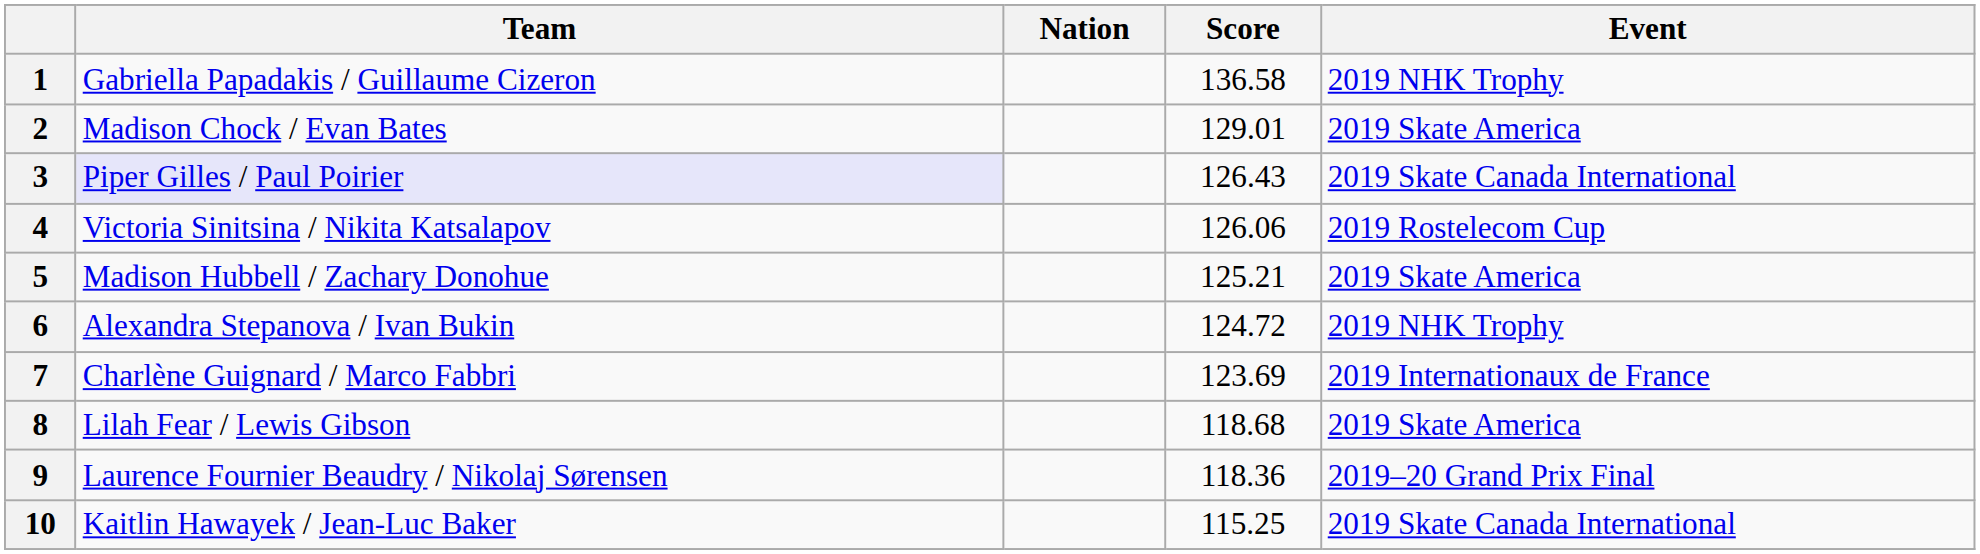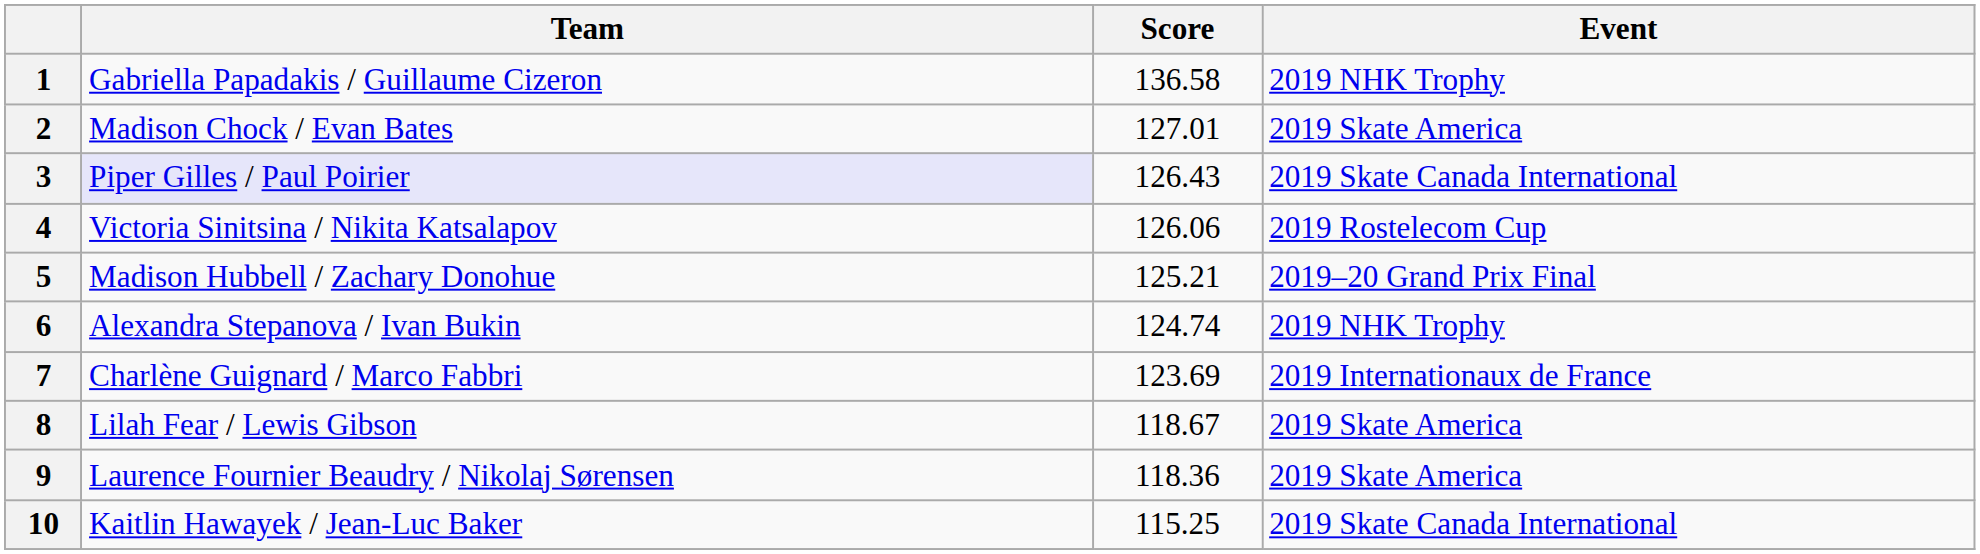- column: (1084, 29)
(1243, 128) 129.01 -> (1177, 128) 127.01
(1454, 276) 2019 Skate America -> (1433, 276) 2019–20 Grand Prix Final
(1243, 326) 124.72 -> (1177, 326) 124.74
(1243, 425) 118.68 -> (1177, 425) 118.67
(1491, 474) 2019–20 Grand Prix Final -> (1396, 474) 2019 Skate America
